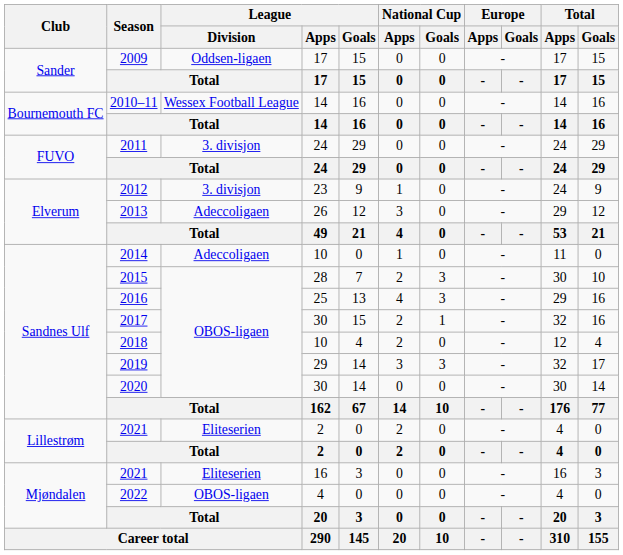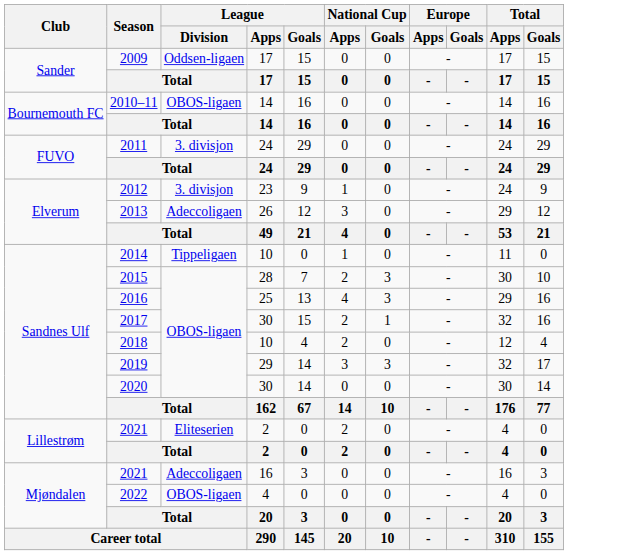(231, 102) Wessex Football League -> (204, 102) OBOS-ligaen
(231, 255) Adeccoligaen -> (204, 255) Tippeligaen
(231, 473) Eliteserien -> (204, 473) Adeccoligaen
